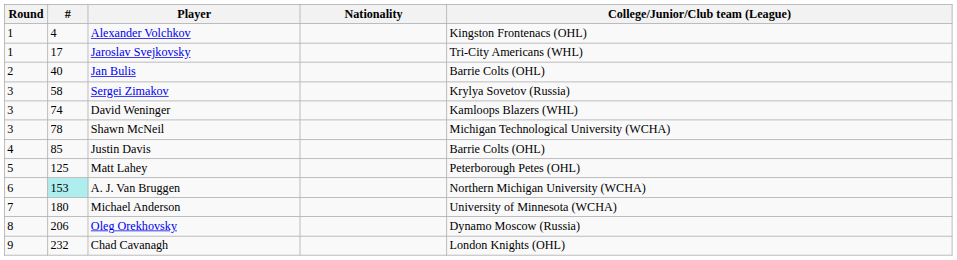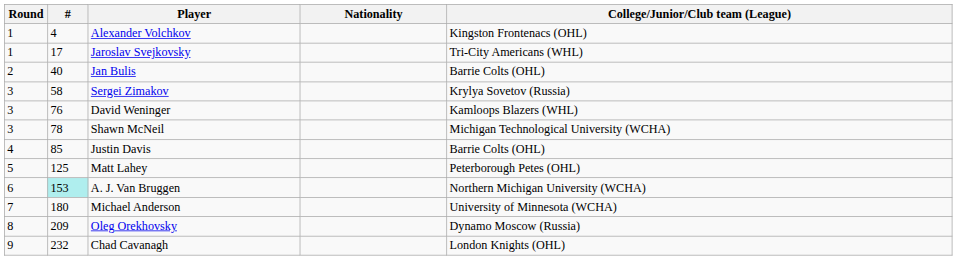(57, 110) 74 -> (57, 110) 76
(60, 226) 206 -> (60, 226) 209
